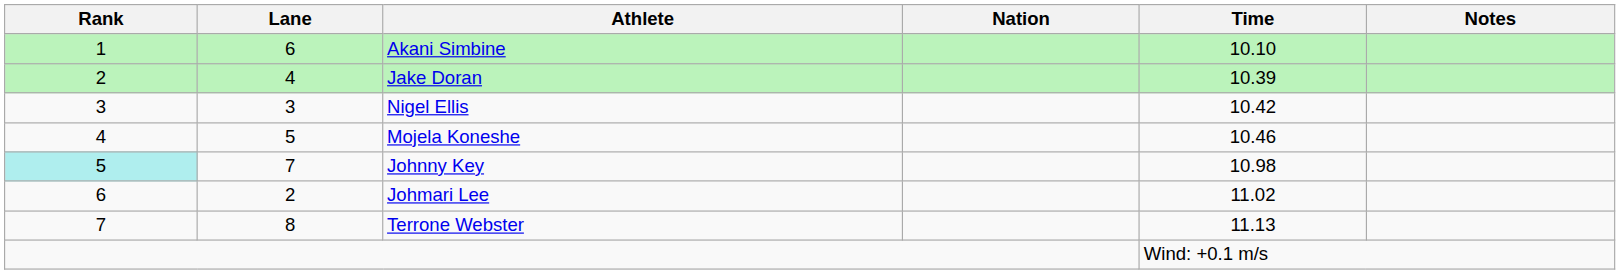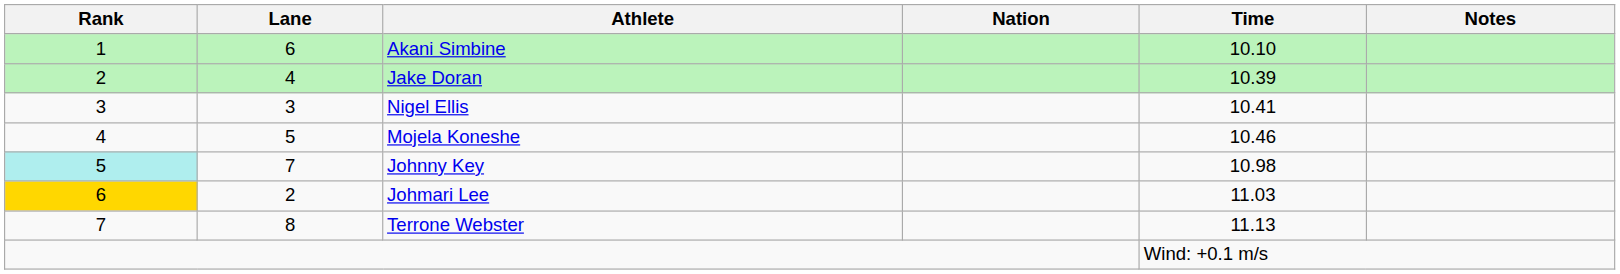(1253, 107) 10.42 -> (1253, 107) 10.41
(101, 195) no background -> (101, 195) gold background
(1253, 195) 11.02 -> (1253, 195) 11.03
